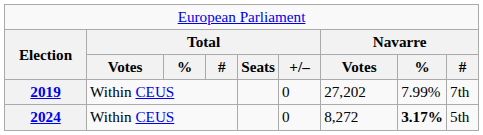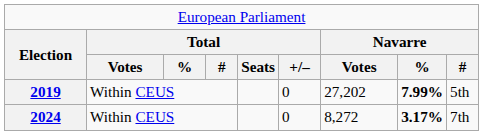(421, 92) normal -> (422, 92) bold
(460, 92) 7th -> (460, 92) 5th
(460, 117) 5th -> (460, 117) 7th
